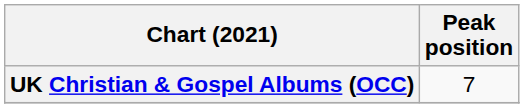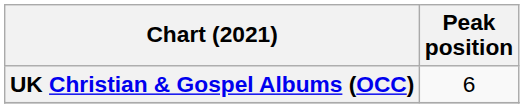(469, 84) 7 -> (469, 84) 6
